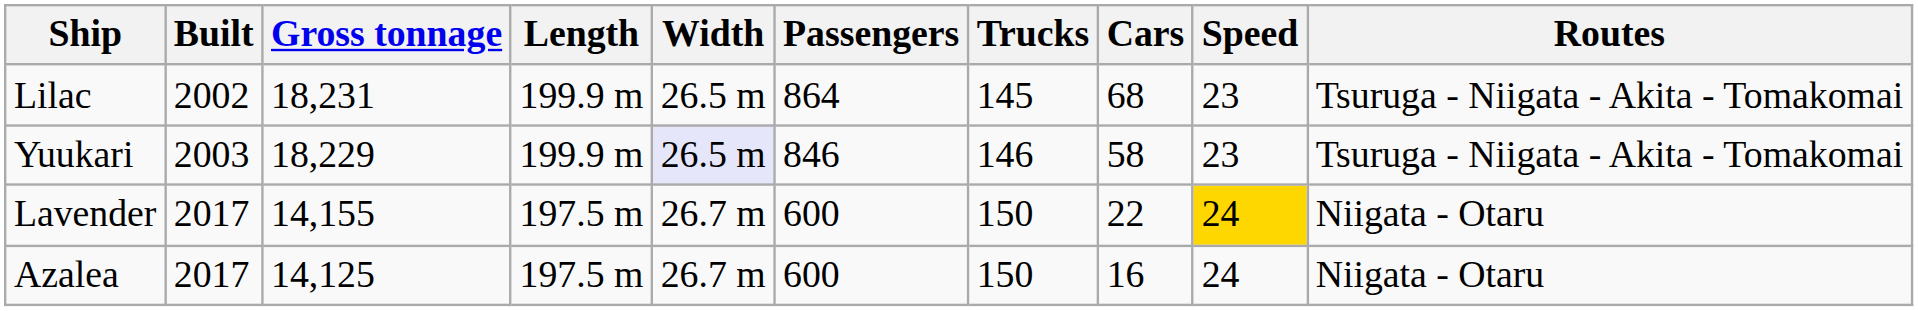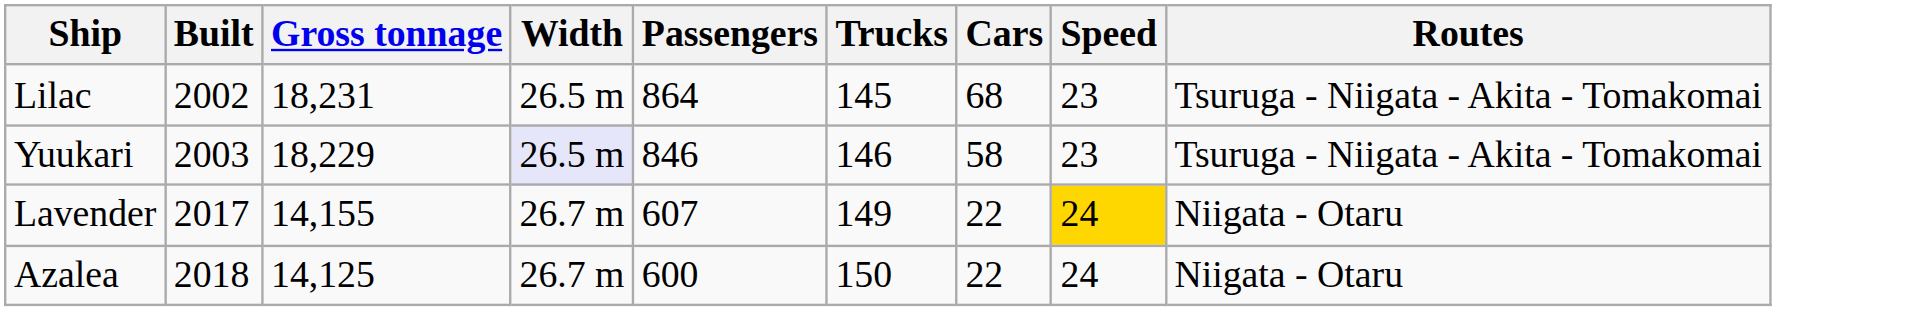- column: (581, 34)
(811, 214) 600 -> (670, 214) 607
(1005, 214) 150 -> (864, 214) 149
(212, 273) 2017 -> (212, 273) 2018
(1126, 273) 16 -> (984, 273) 22
